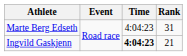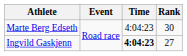(169, 27) 31 -> (169, 27) 30
(169, 43) 21 -> (169, 43) 27
